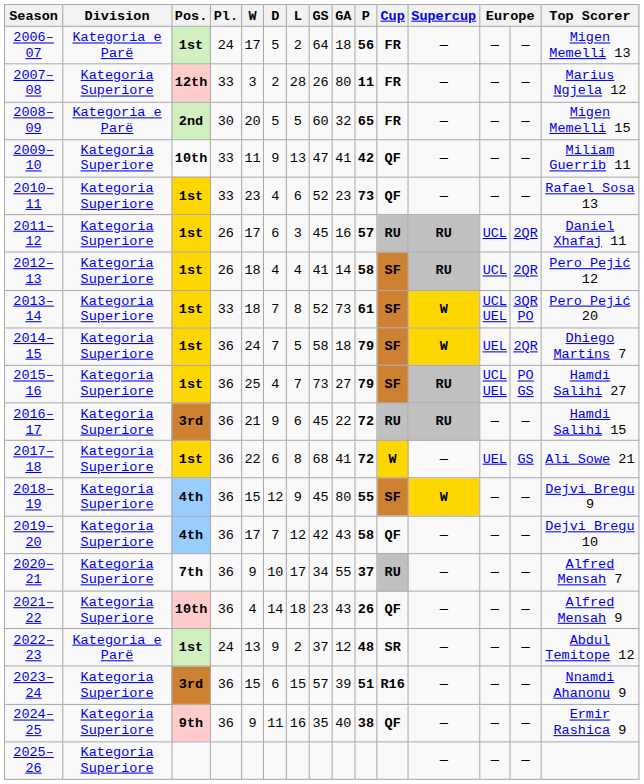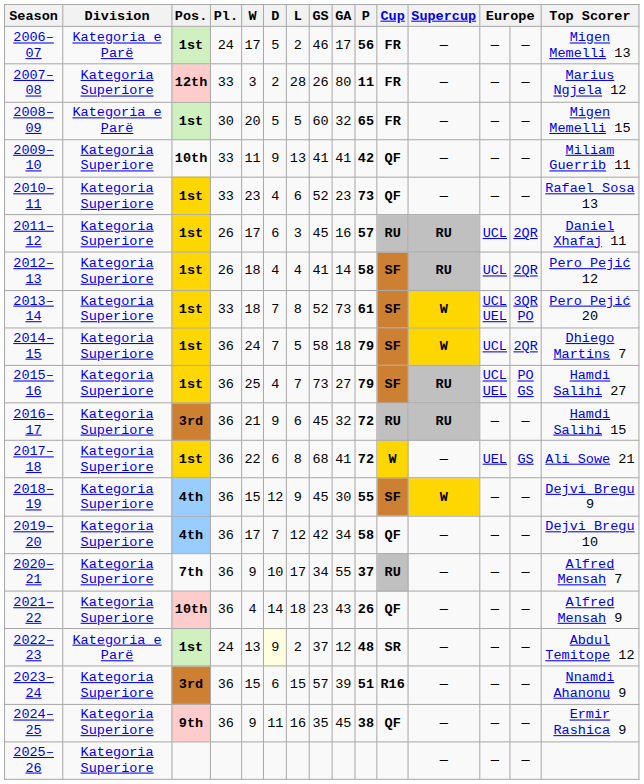(321, 45) 64 -> (321, 45) 46
(343, 45) 18 -> (343, 45) 17
(191, 121) 2nd -> (191, 121) 1st
(321, 158) 47 -> (321, 158) 41
(495, 346) UEL -> (495, 346) UCL
(343, 422) 22 -> (343, 422) 32
(343, 497) 80 -> (343, 497) 30
(343, 535) 43 -> (343, 535) 34
(275, 648) no background -> (275, 648) lightyellow background
(343, 723) 40 -> (343, 723) 45
